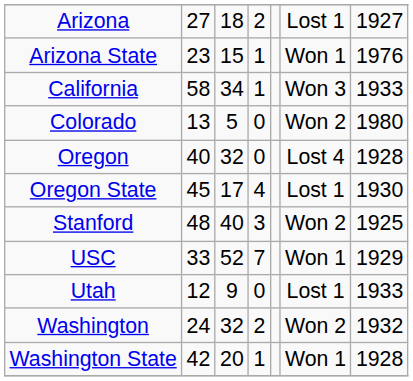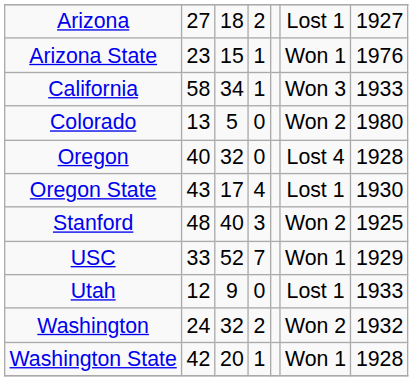(198, 190) 45 -> (198, 190) 43
